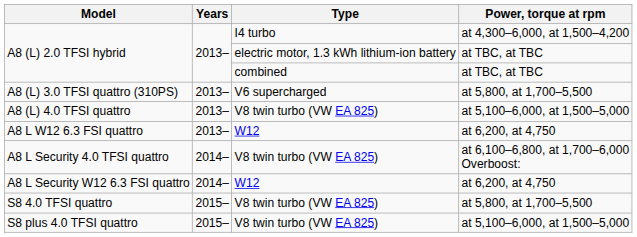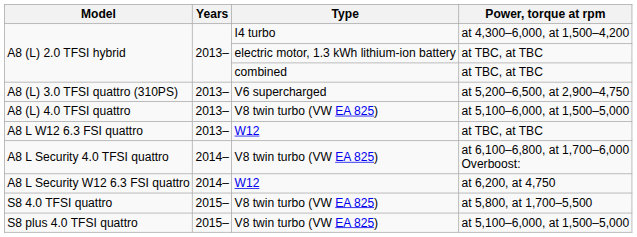(527, 91) at 5,800, at 1,700–5,500 -> (545, 91) at 5,200–6,500, at 2,900–4,750
(508, 130) at 6,200, at 4,750 -> (502, 130) at TBC, at TBC
